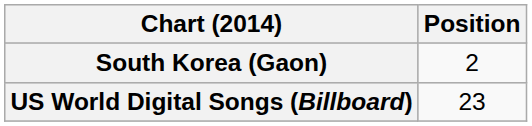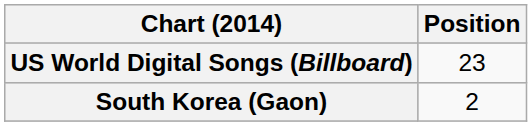rows swapped: (211, 62) <-> (211, 101)
